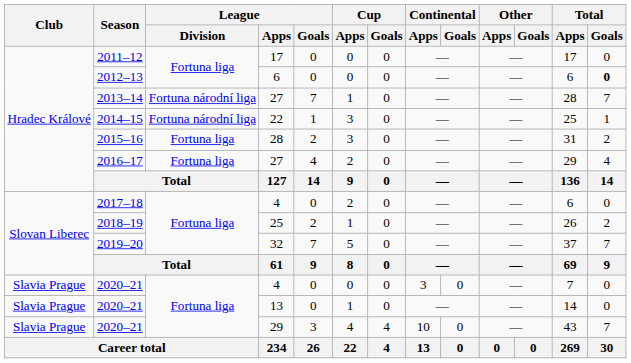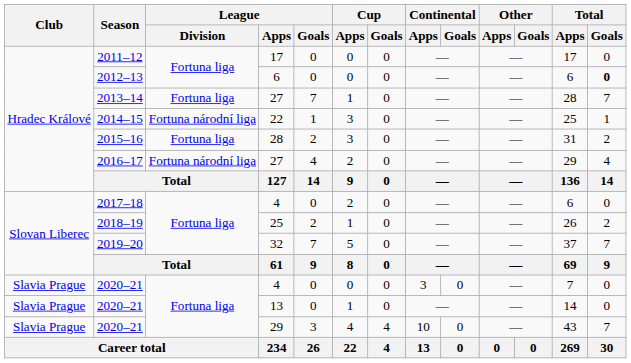(202, 98) Fortuna národní liga -> (202, 98) Fortuna liga
(202, 160) Fortuna liga -> (202, 160) Fortuna národní liga
